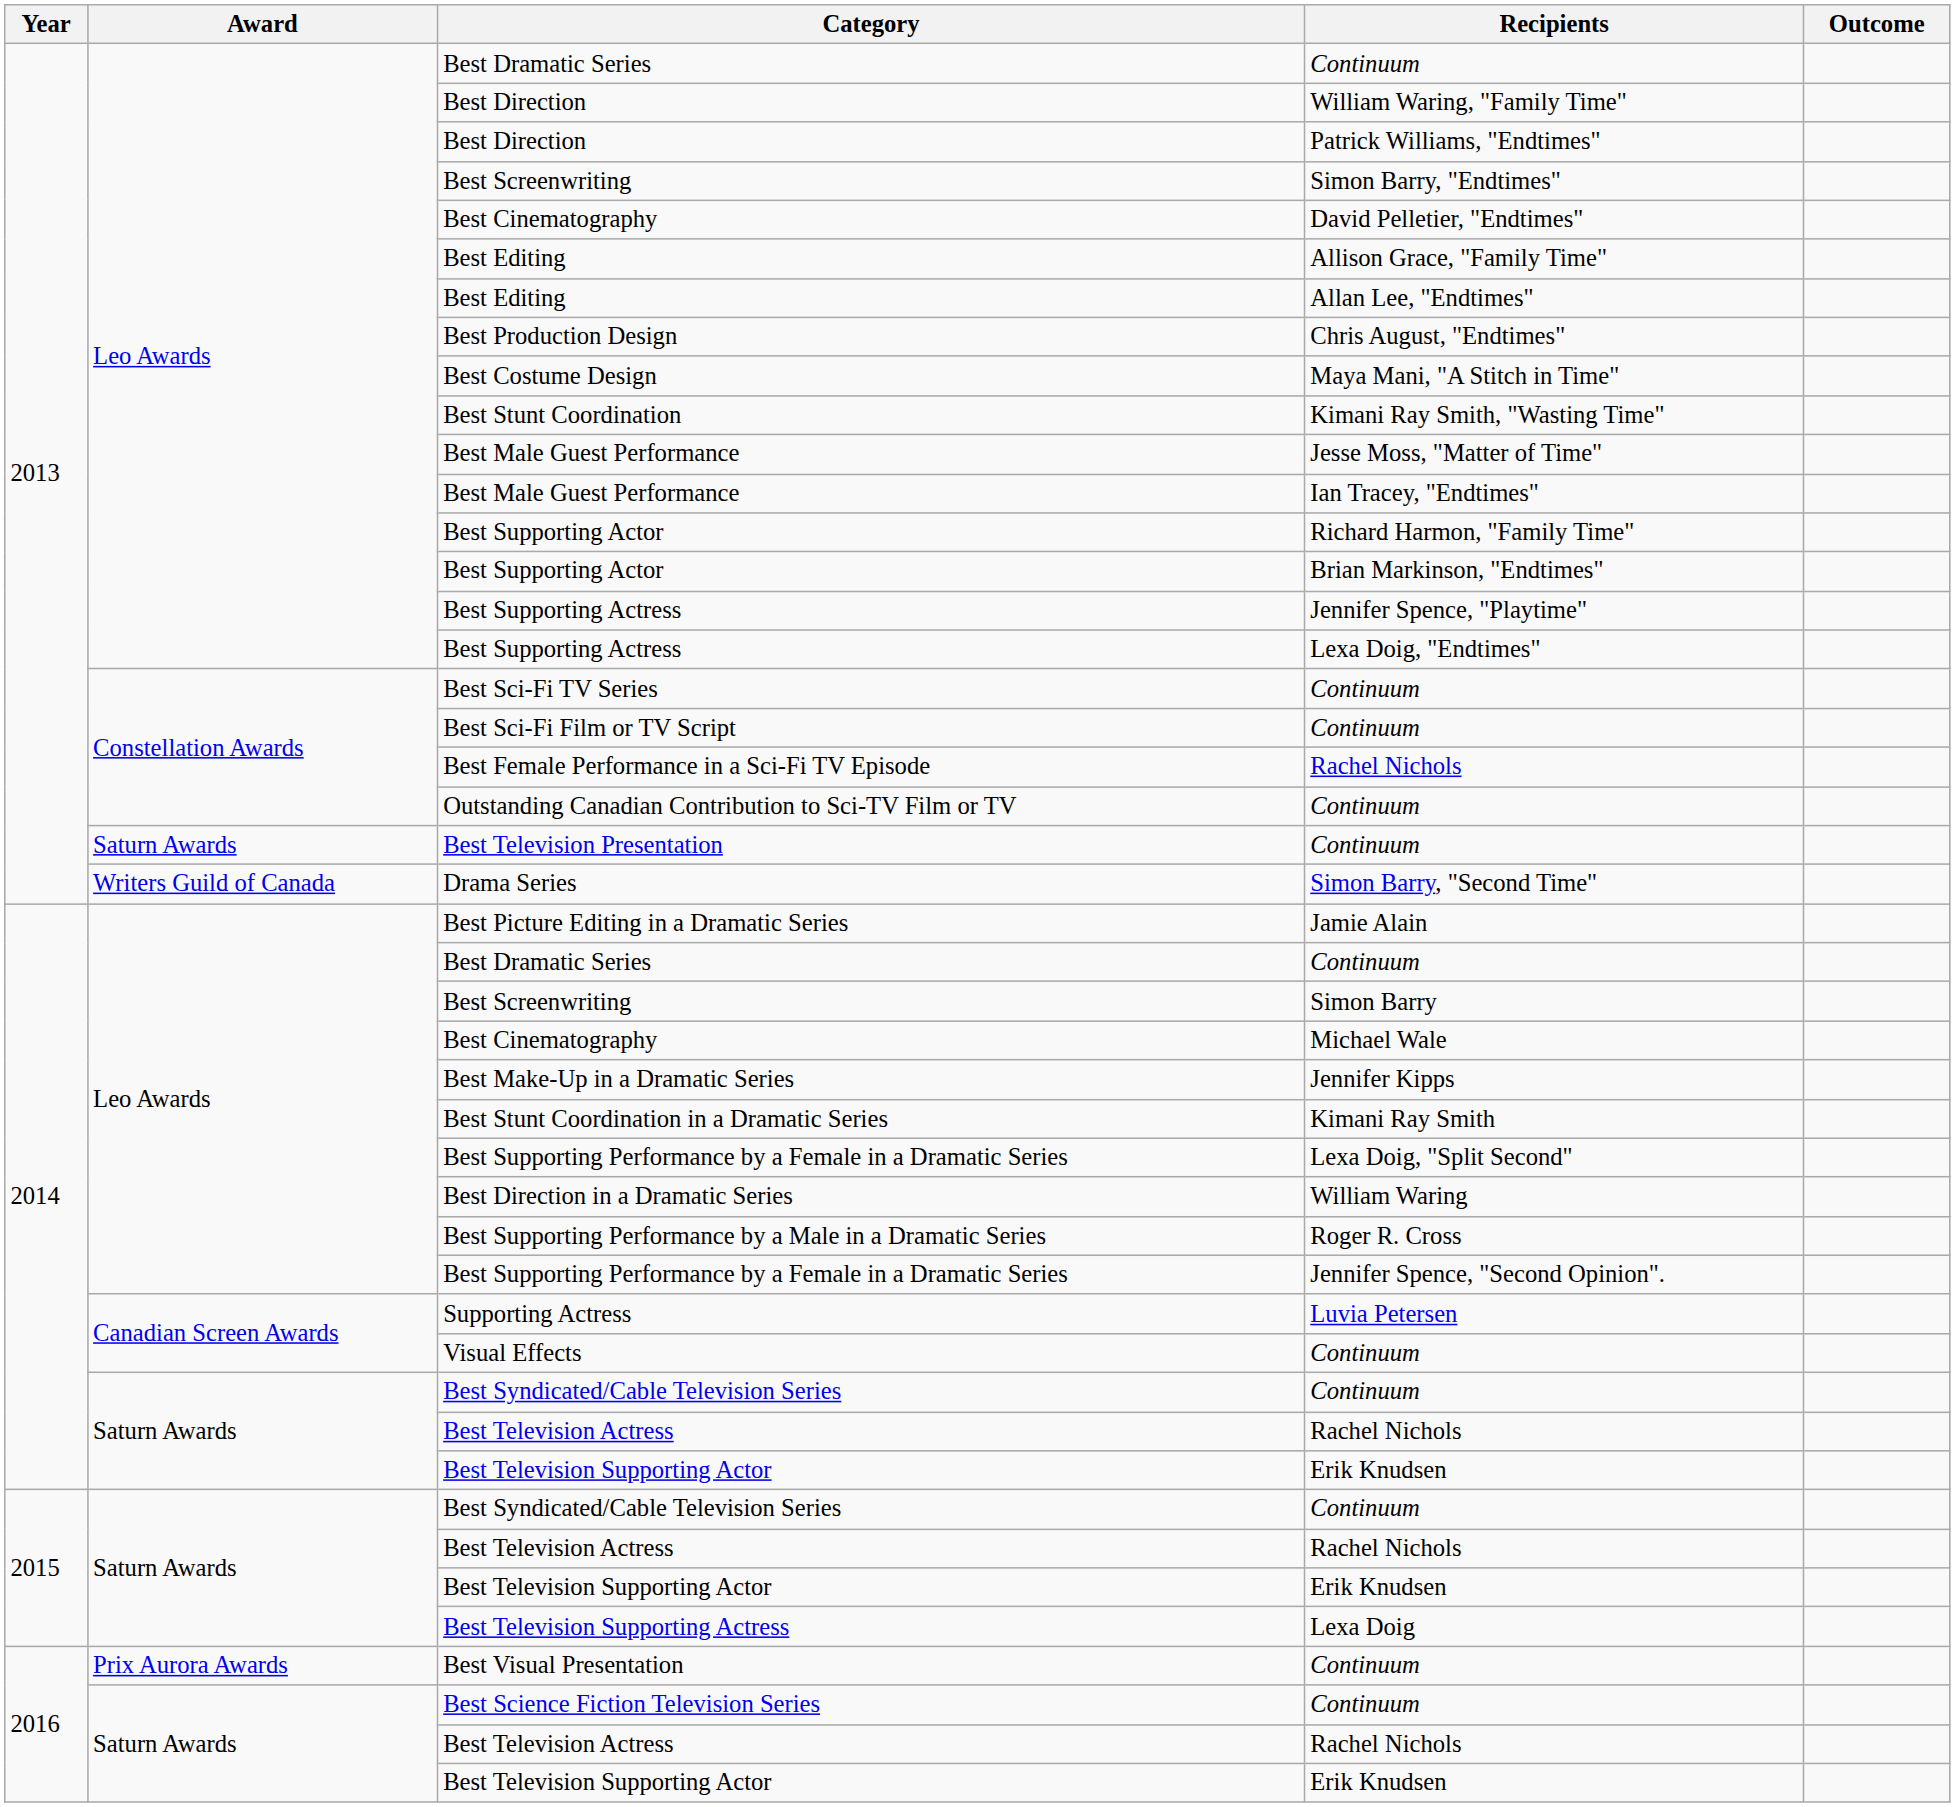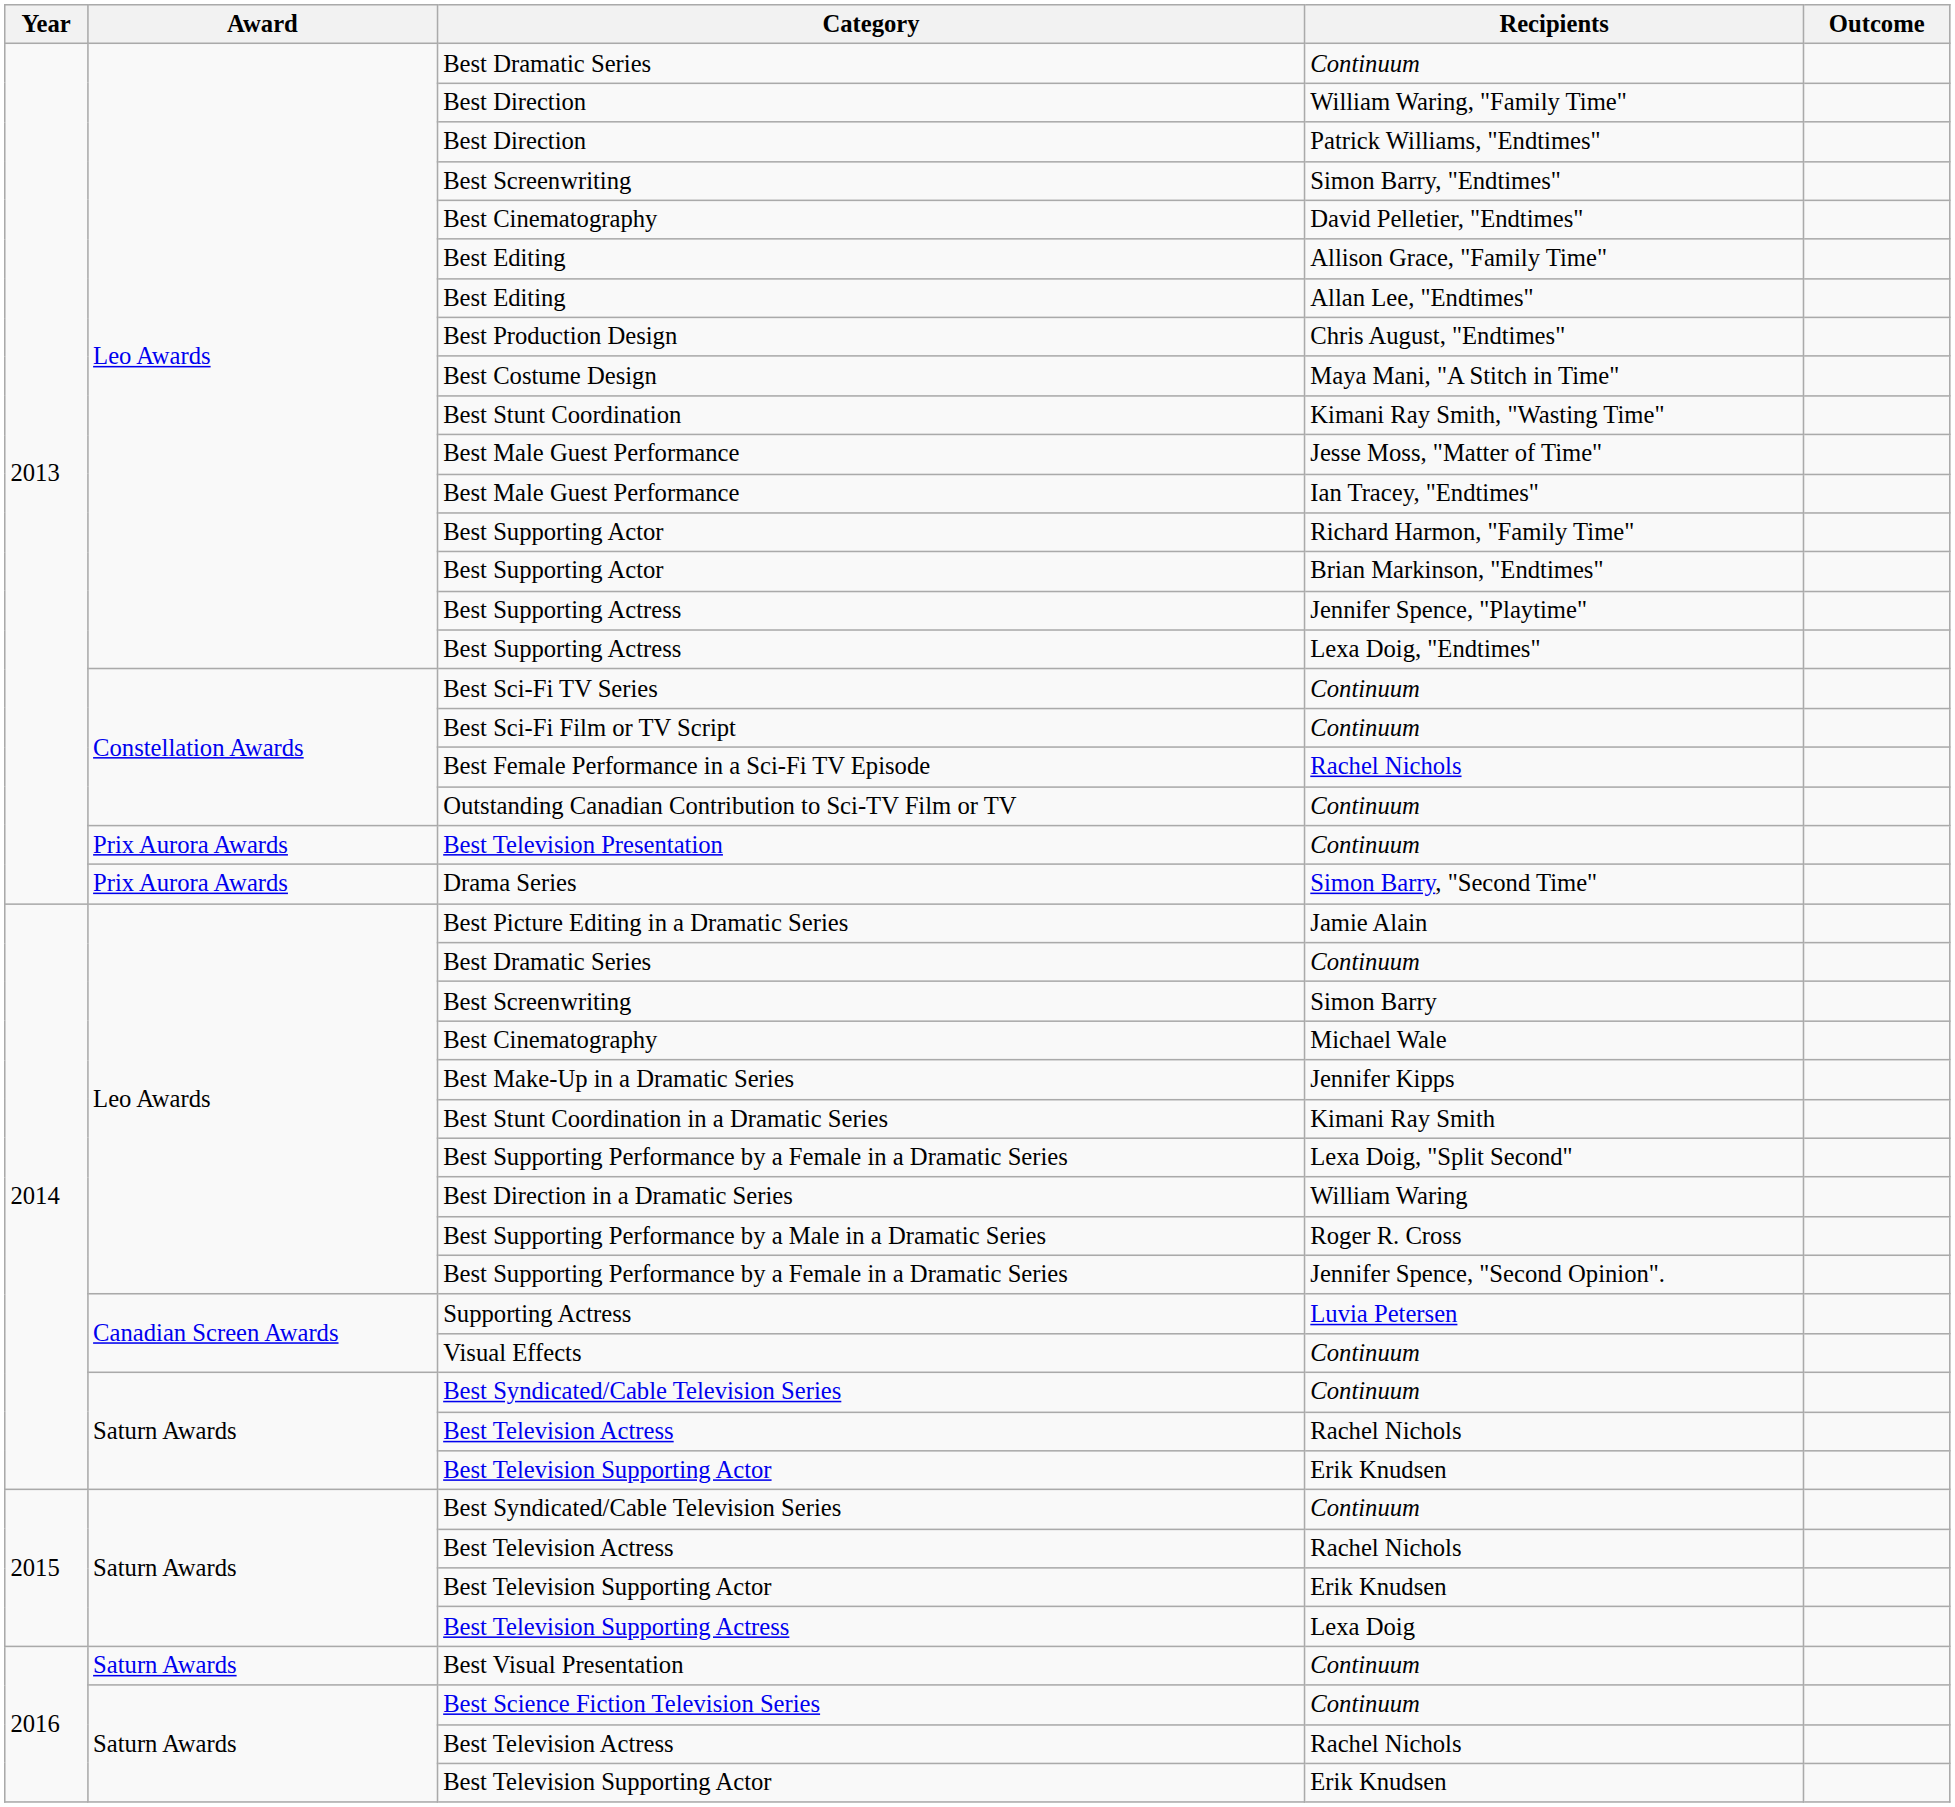(165, 844) Saturn Awards -> (191, 844) Prix Aurora Awards
(214, 883) Writers Guild of Canada -> (191, 883) Prix Aurora Awards
(191, 1665) Prix Aurora Awards -> (165, 1665) Saturn Awards
